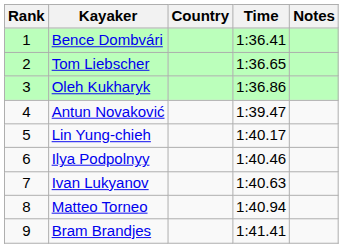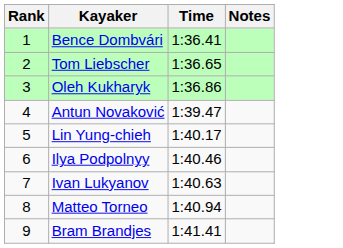- column: (200, 16)
